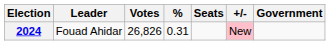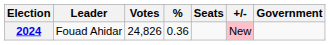(145, 31) 26,826 -> (145, 31) 24,826
(178, 31) 0.31 -> (178, 31) 0.36
